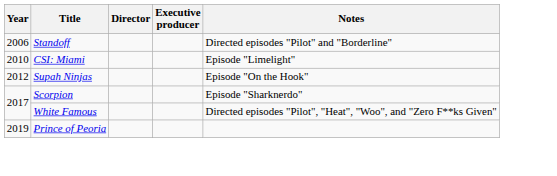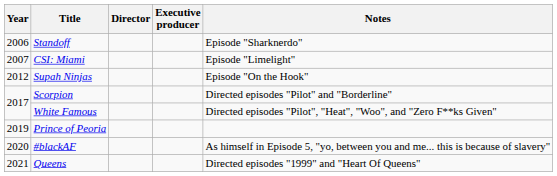(299, 42) Directed episodes "Pilot" and "Borderline" -> (254, 42) Episode "Sharknerdo"
(18, 59) 2010 -> (18, 59) 2007
(254, 94) Episode "Sharknerdo" -> (299, 94) Directed episodes "Pilot" and "Borderline"
+ row: (55, 146)
+ row: (50, 163)
